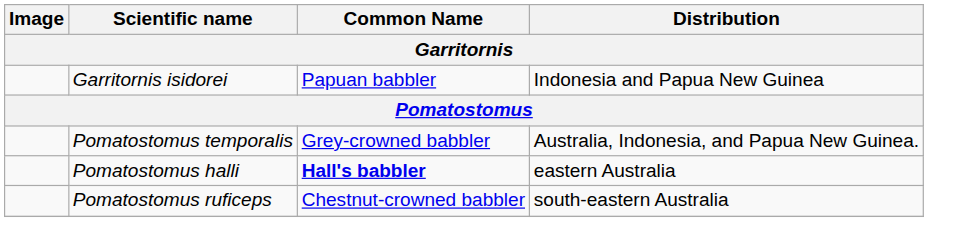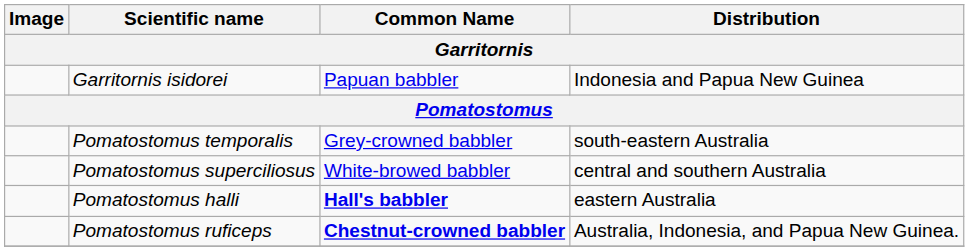(726, 140) Australia, Indonesia, and Papua New Guinea. -> (671, 140) south-eastern Australia
+ row: (194, 170)
(413, 200) normal -> (445, 230) bold
(631, 200) south-eastern Australia -> (767, 230) Australia, Indonesia, and Papua New Guinea.
